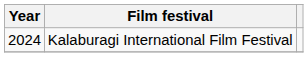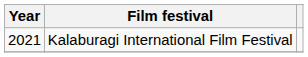(24, 39) 2024 -> (24, 39) 2021
